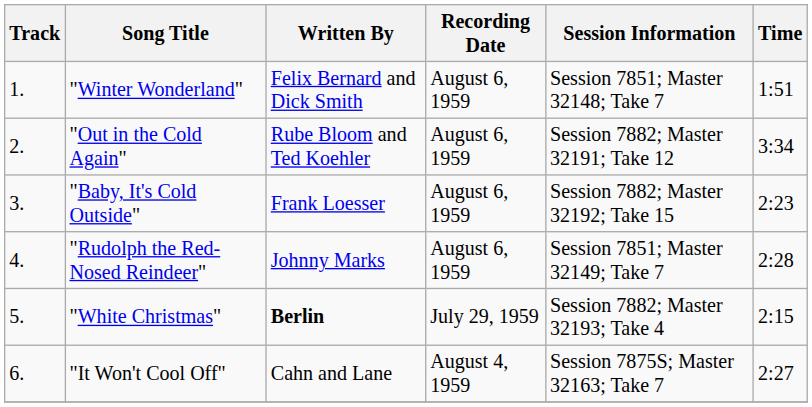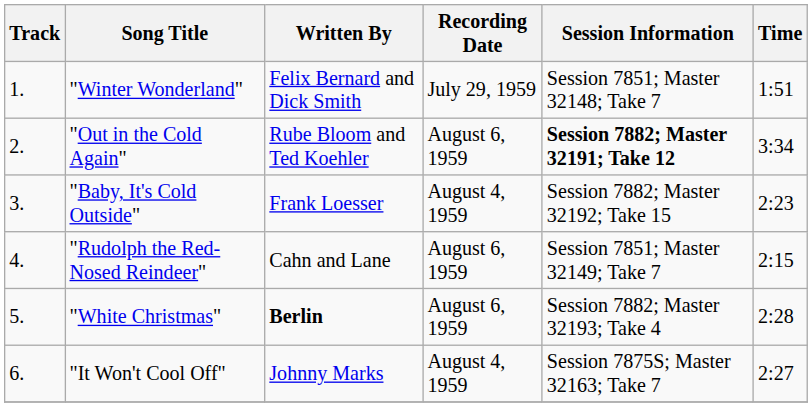(469, 89) August 6, 1959 -> (482, 89) July 29, 1959
(636, 146) normal -> (637, 146) bold
(469, 203) August 6, 1959 -> (466, 203) August 4, 1959
(328, 260) Johnny Marks -> (330, 260) Cahn and Lane
(776, 260) 2:28 -> (776, 260) 2:15
(485, 317) July 29, 1959 -> (466, 317) August 6, 1959
(776, 317) 2:15 -> (776, 317) 2:28
(331, 374) Cahn and Lane -> (326, 374) Johnny Marks
